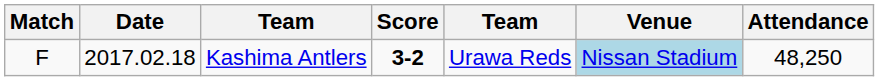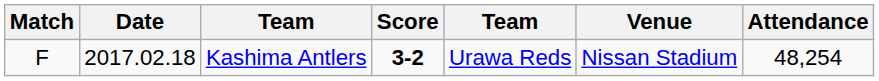(659, 57) lightblue background -> (659, 57) no background
(808, 57) 48,250 -> (808, 57) 48,254
